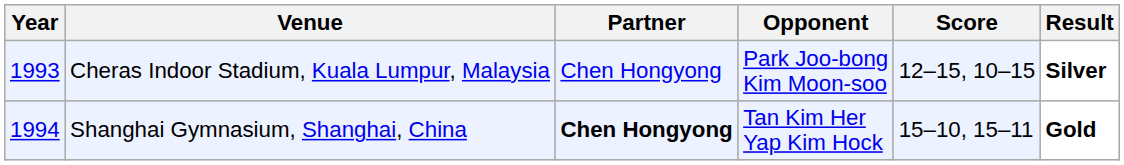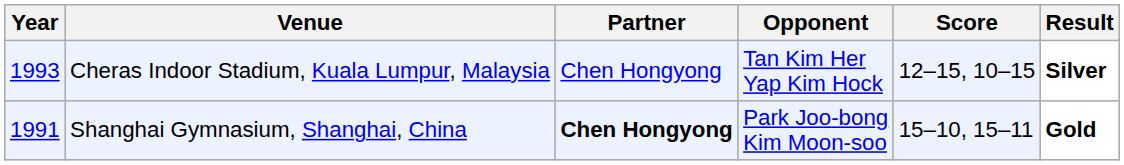(816, 70) Park Joo-bong Kim Moon-soo -> (813, 70) Tan Kim Her Yap Kim Hock
(35, 131) 1994 -> (35, 131) 1991
(813, 131) Tan Kim Her Yap Kim Hock -> (816, 131) Park Joo-bong Kim Moon-soo
